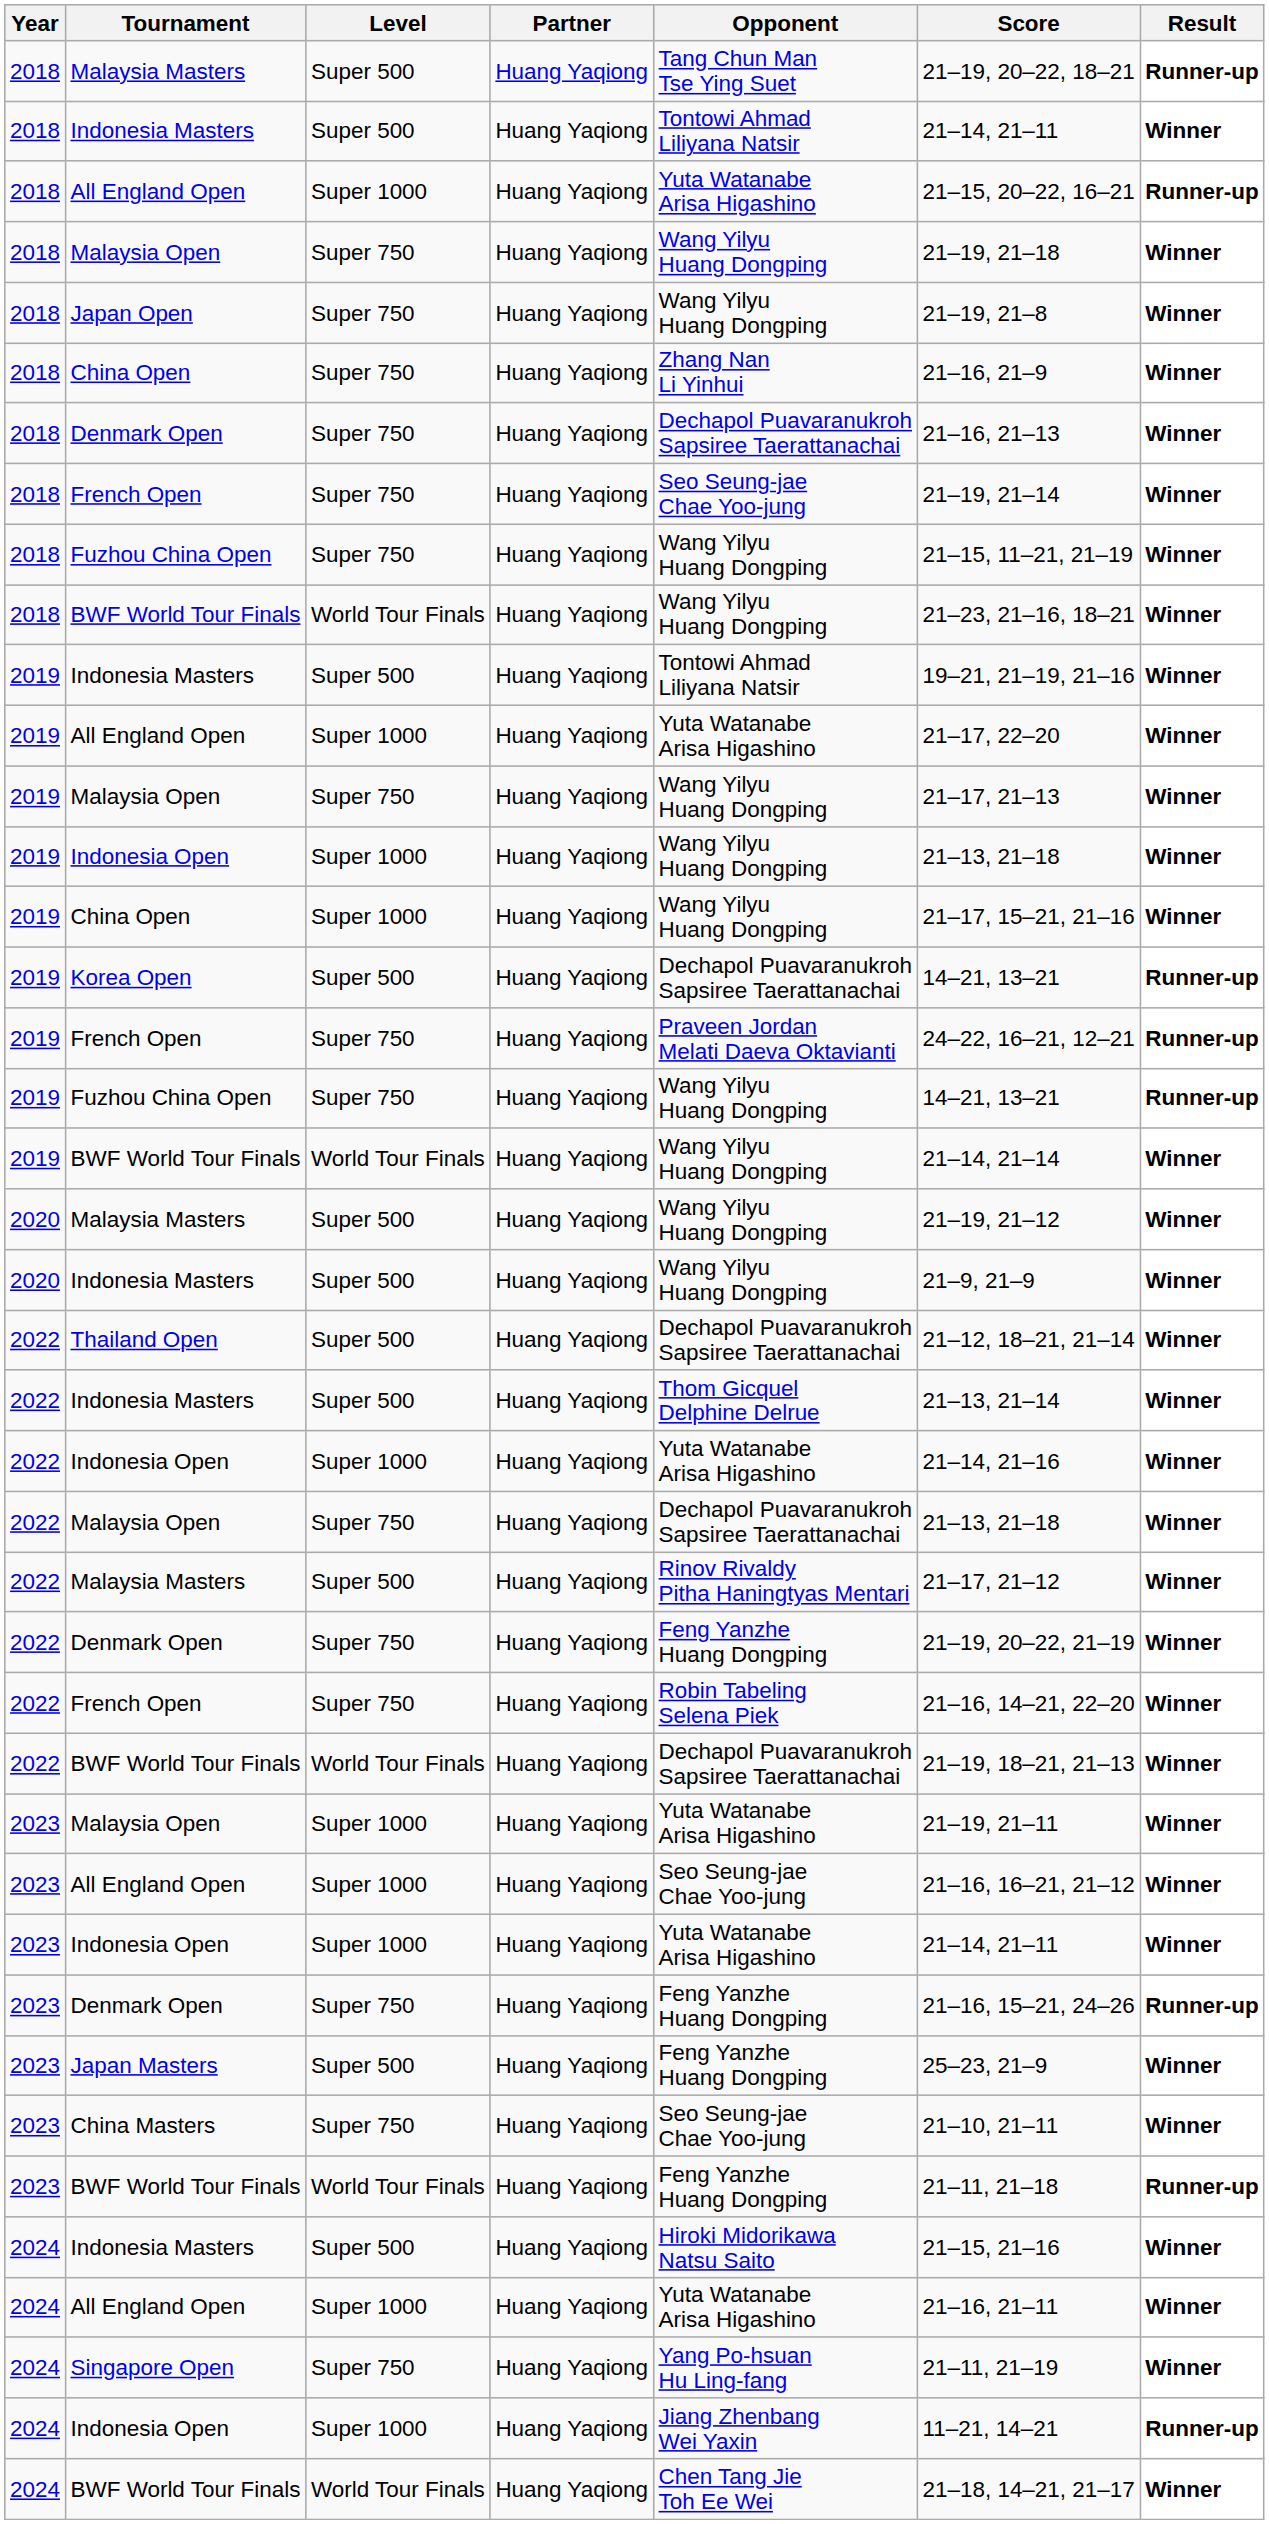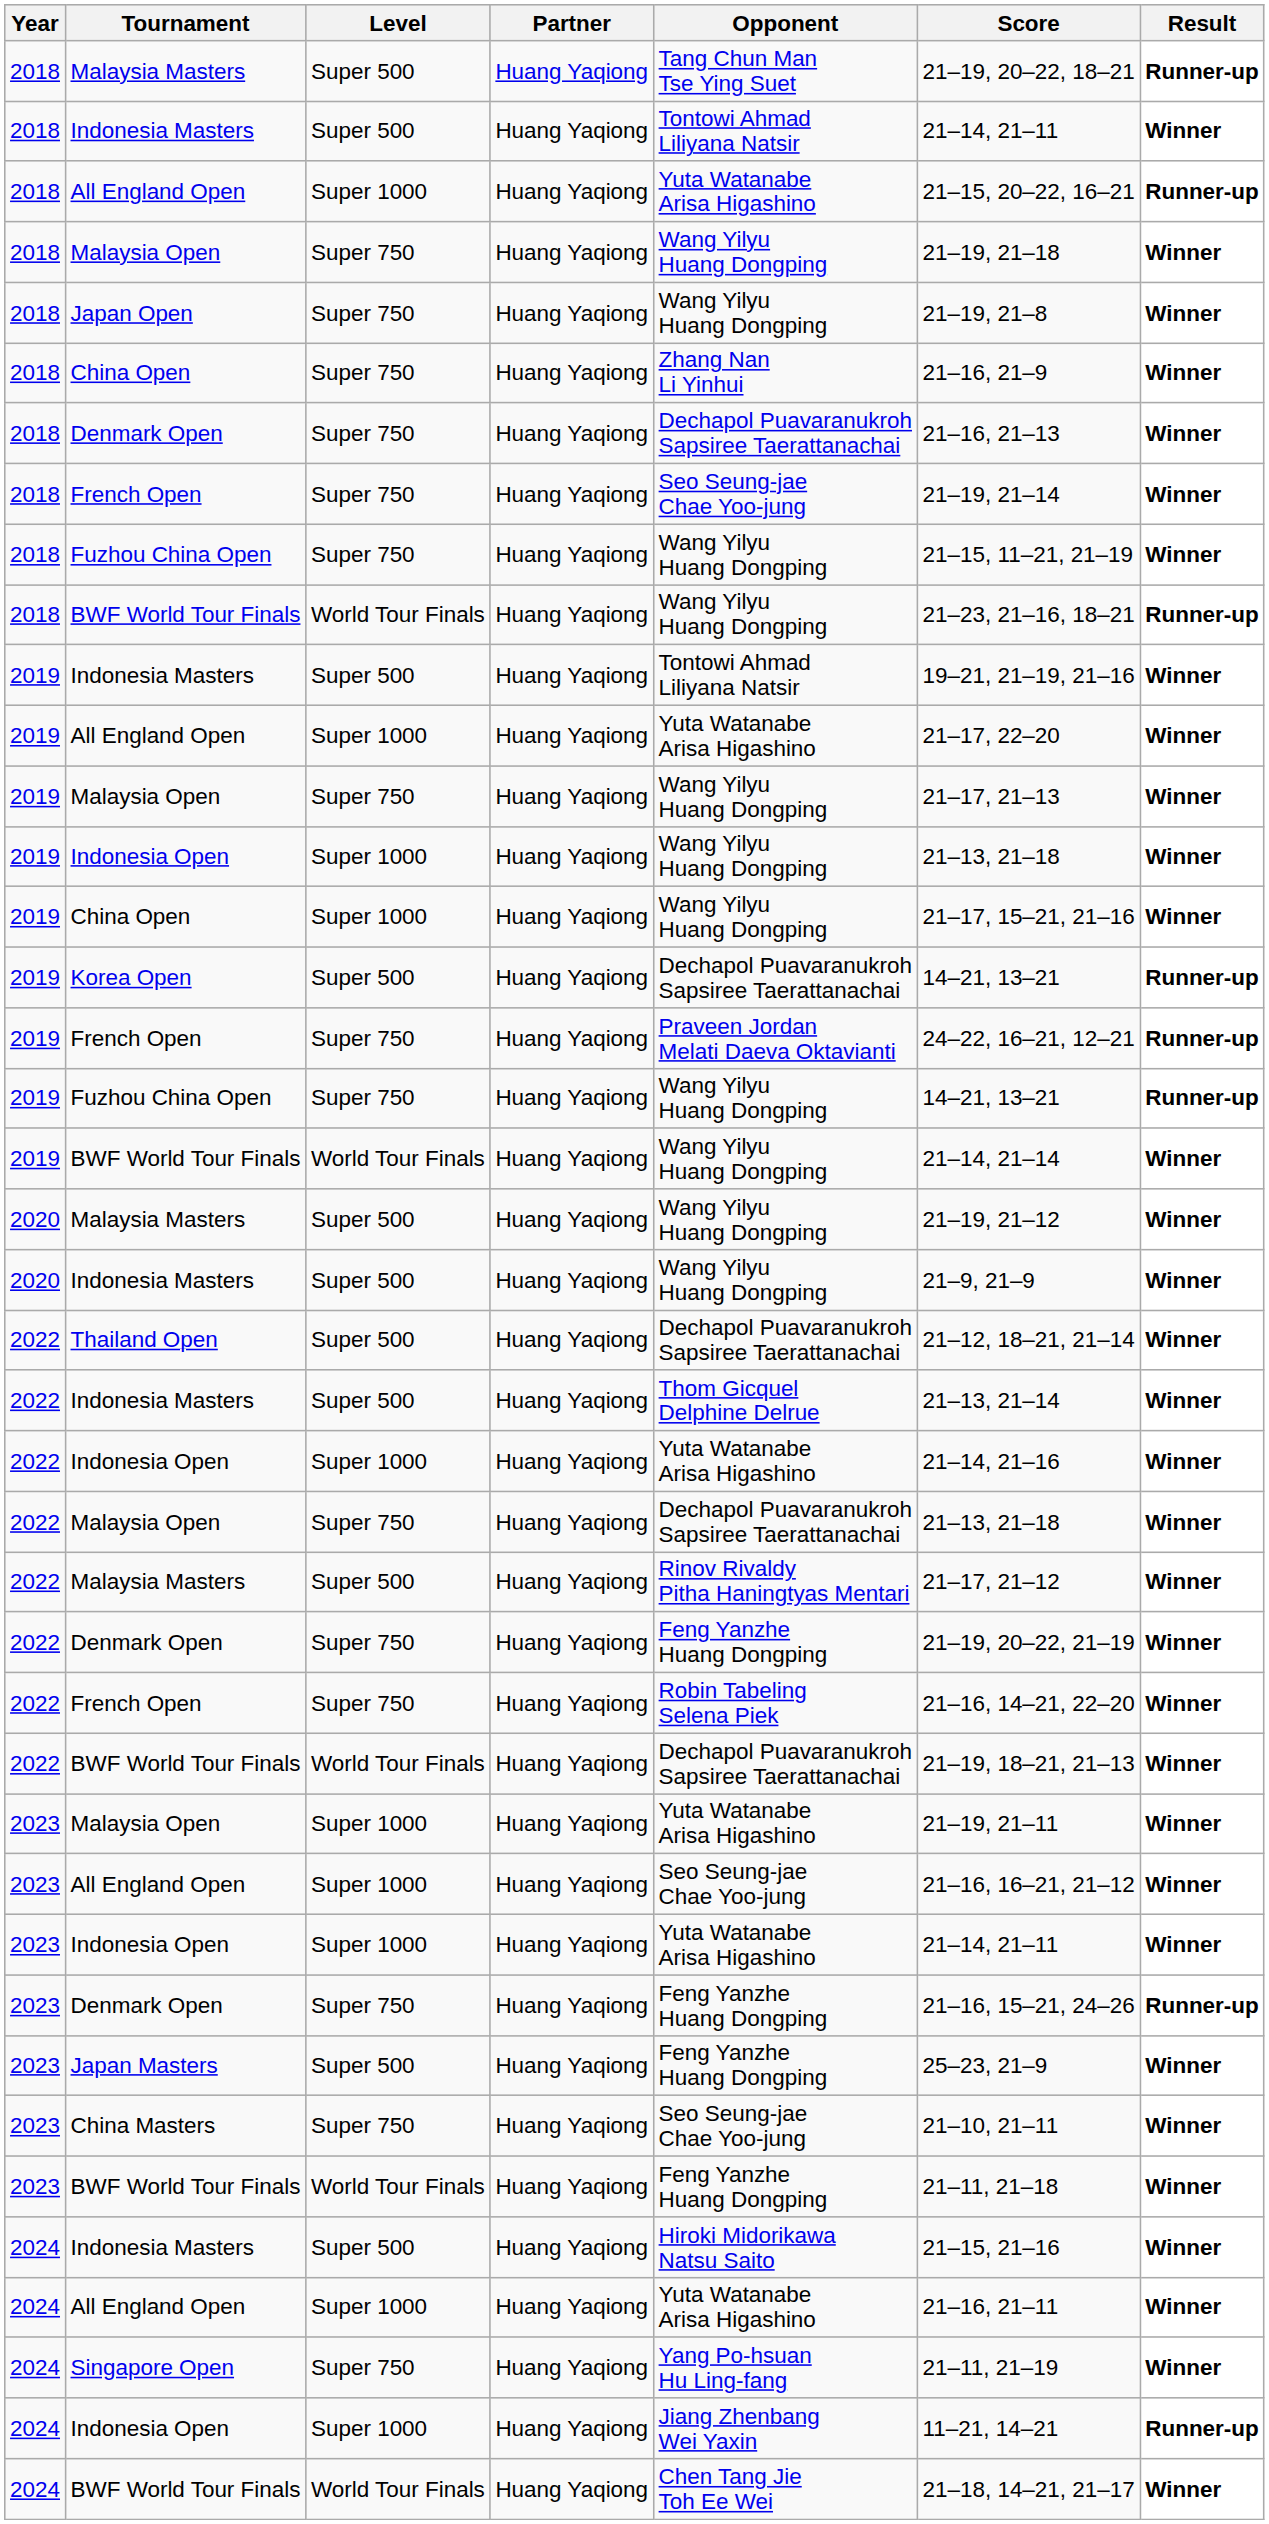(1183, 615) Winner -> (1202, 615) Runner-up
(1202, 2187) Runner-up -> (1183, 2187) Winner
